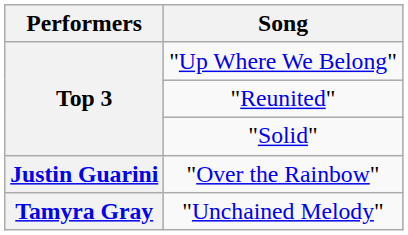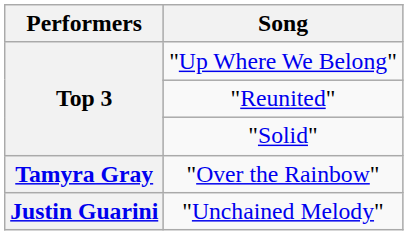(84, 173) Justin Guarini -> (84, 173) Tamyra Gray
(84, 211) Tamyra Gray -> (84, 211) Justin Guarini
